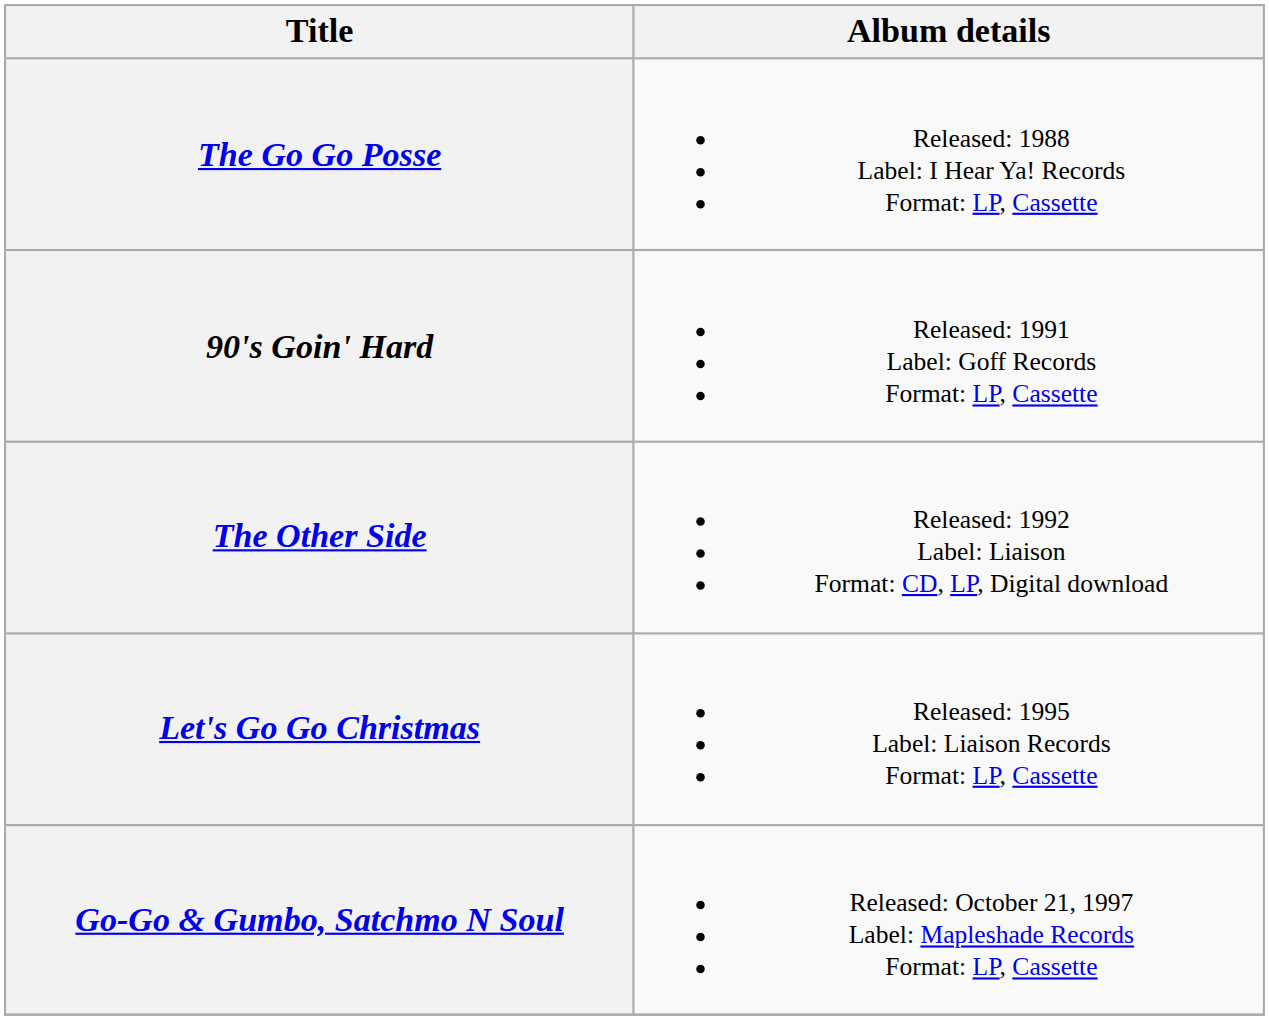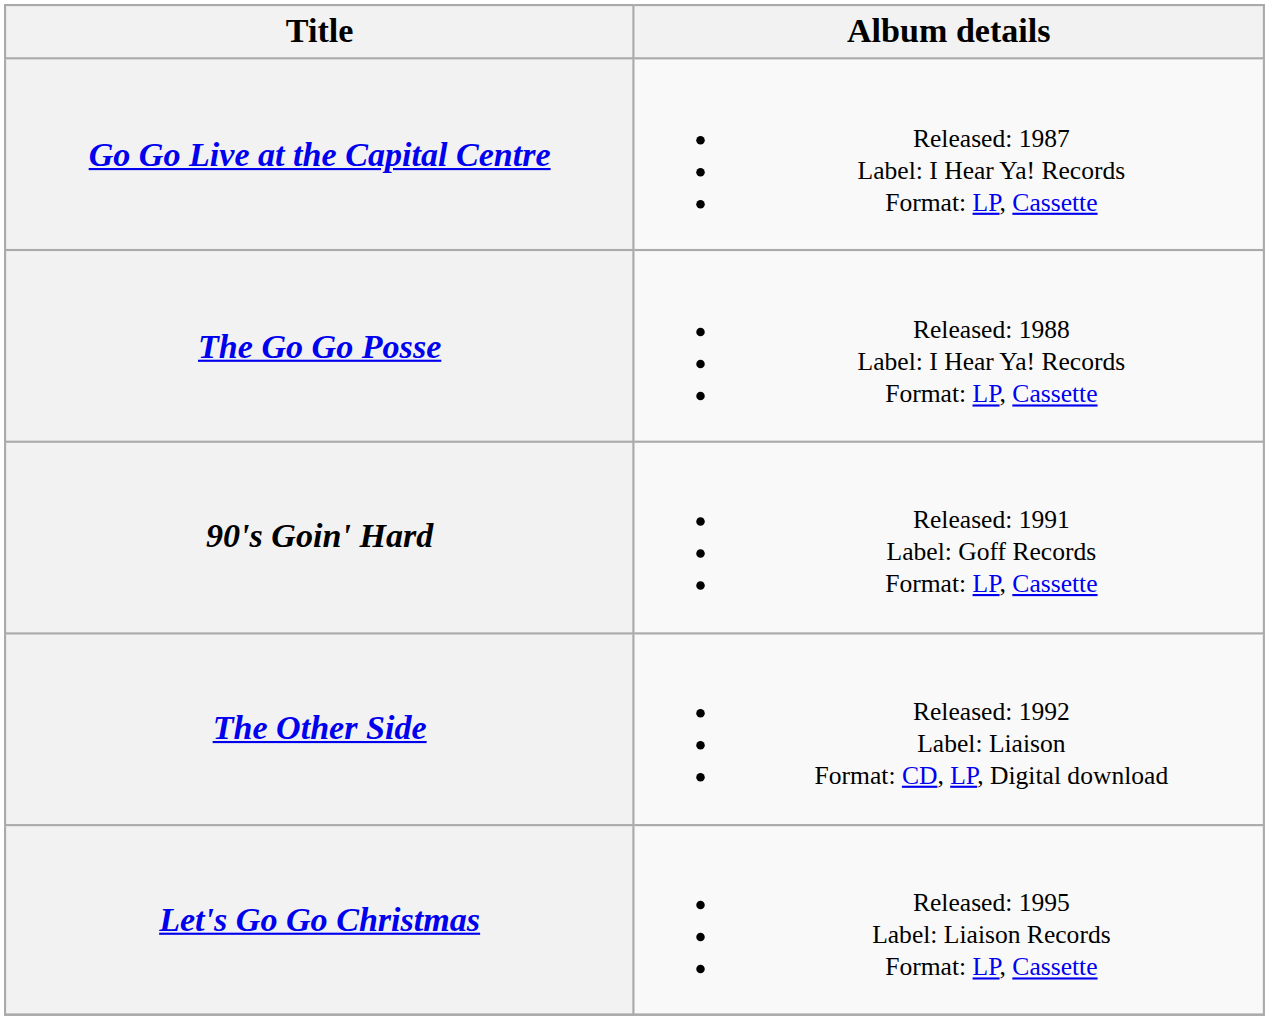+ row: (320, 154)
- row: (320, 919)
